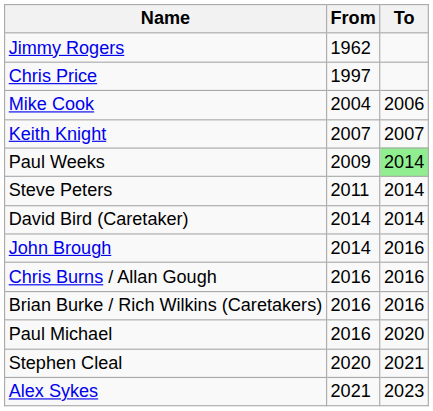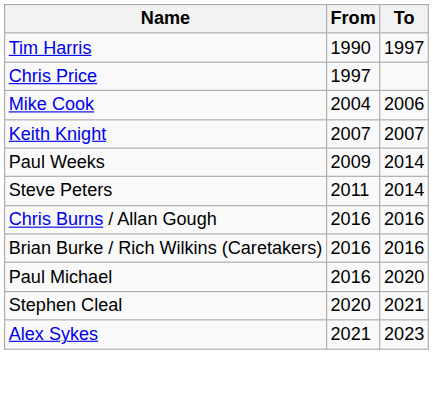- row: (66, 47)
+ row: (50, 47)
(404, 162) lightgreen background -> (404, 162) no background
- row: (99, 219)
- row: (60, 248)
